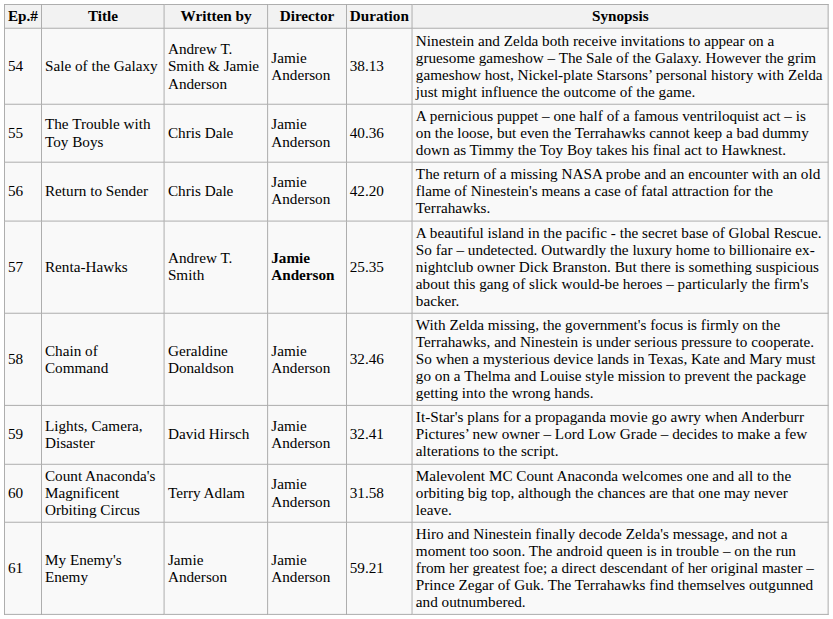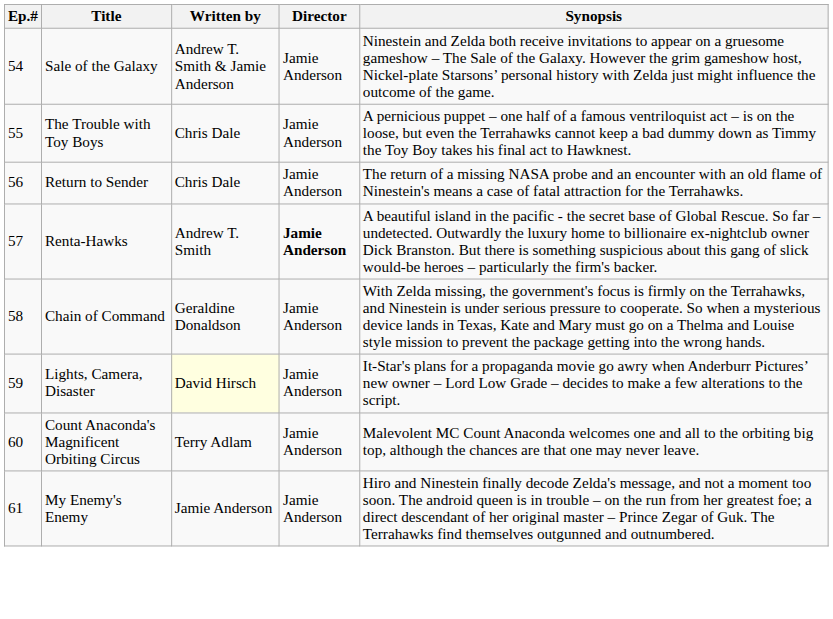- column: (379, 16)
(209, 434) no background -> (215, 383) lightyellow background
